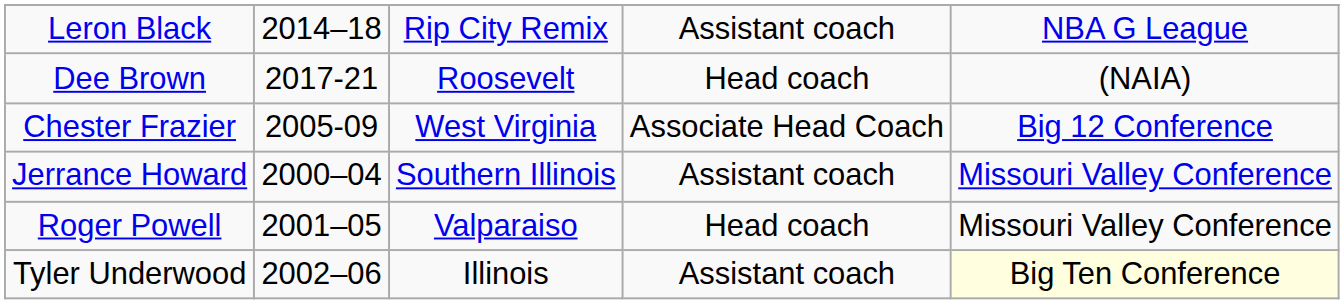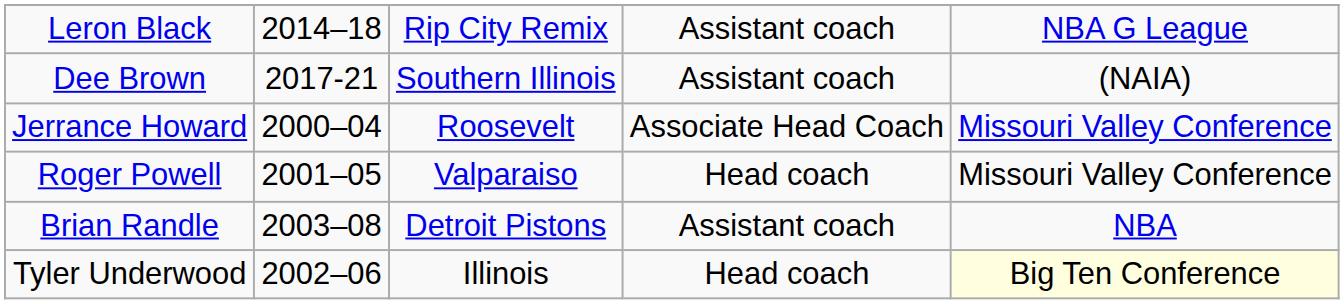(506, 77) Roosevelt -> (506, 77) Southern Illinois
(787, 77) Head coach -> (787, 77) Assistant coach
- row: (130, 126)
(506, 175) Southern Illinois -> (506, 126) Roosevelt
(787, 175) Assistant coach -> (787, 126) Associate Head Coach
+ row: (130, 224)
(787, 273) Assistant coach -> (787, 273) Head coach
